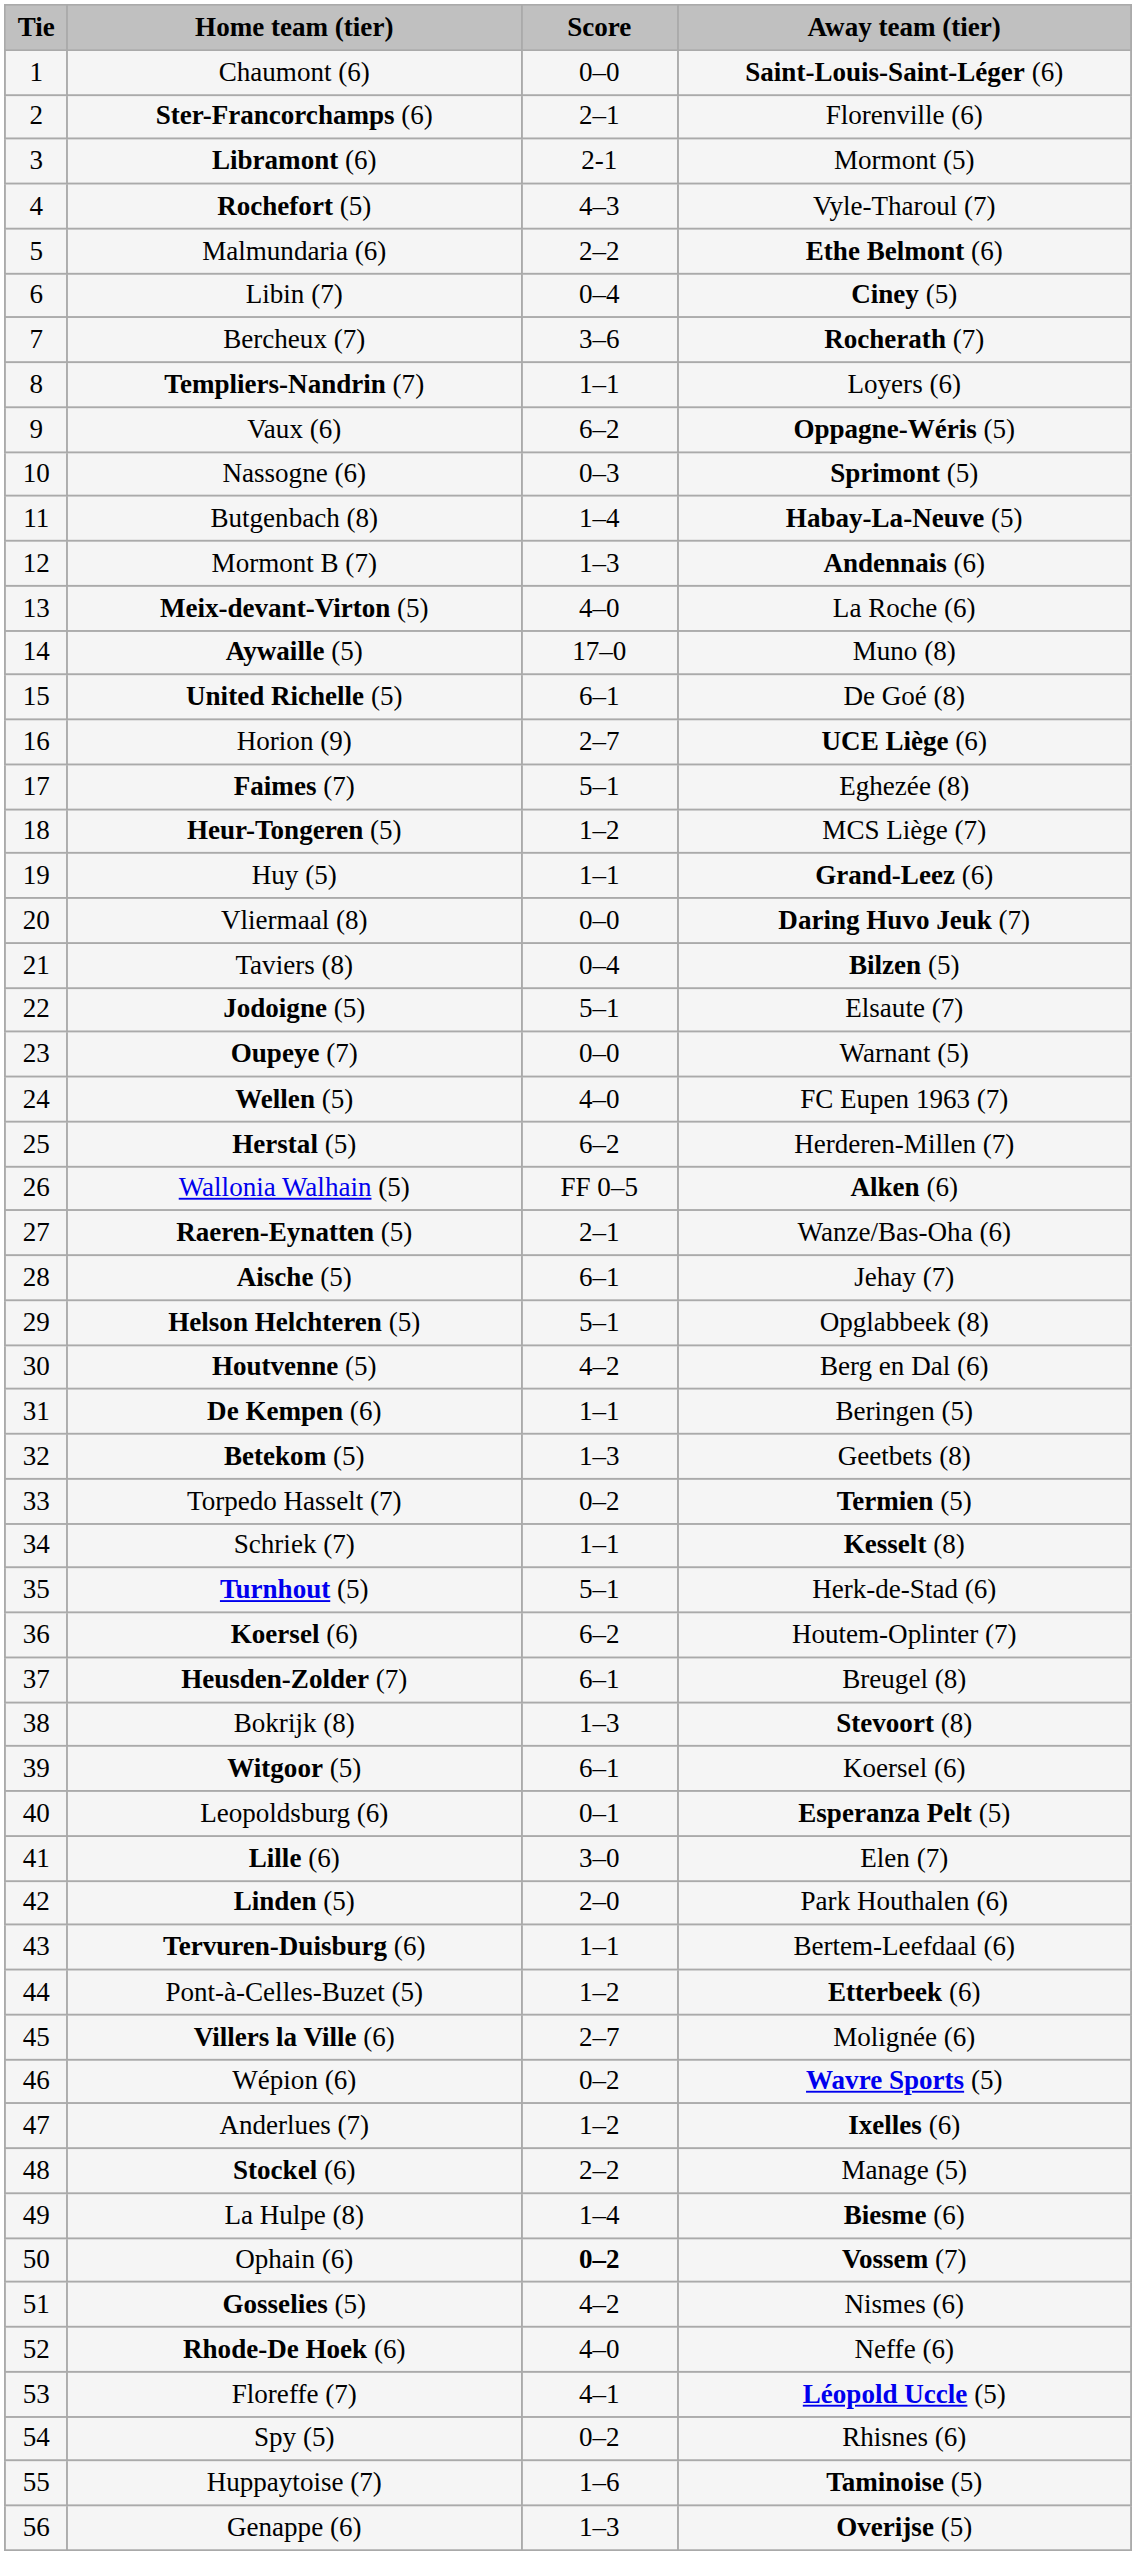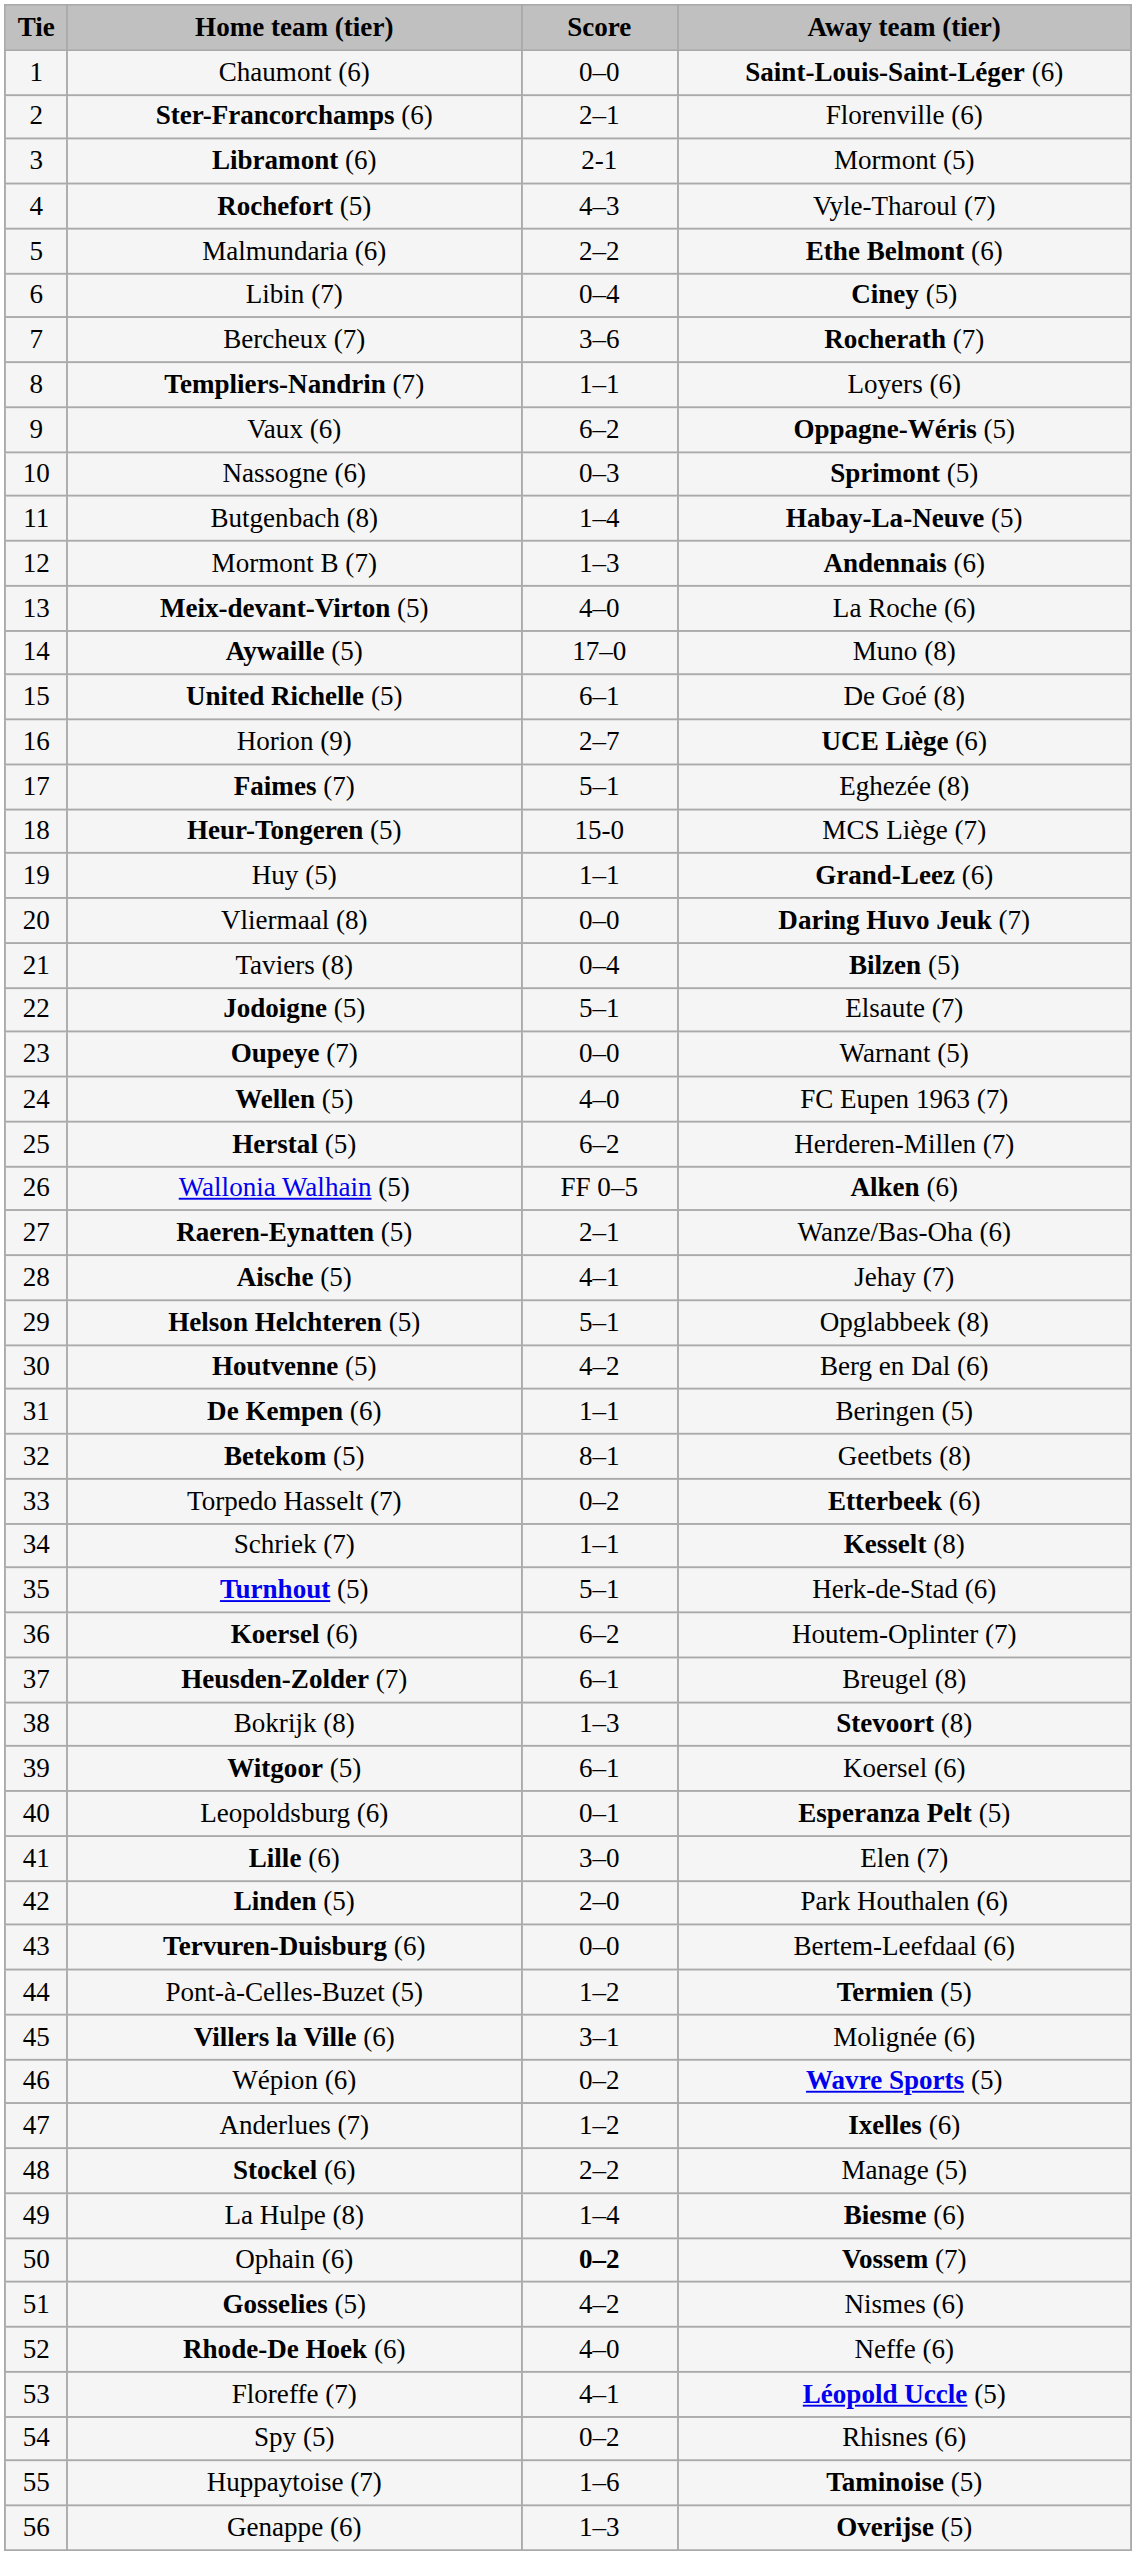(599, 830) 1–2 -> (599, 830) 15-0
(599, 1277) 6–1 -> (599, 1277) 4–1
(599, 1456) 1–3 -> (599, 1456) 8–1
(904, 1500) Termien (5) -> (904, 1500) Etterbeek (6)
(599, 1947) 1–1 -> (599, 1947) 0–0
(904, 1991) Etterbeek (6) -> (904, 1991) Termien (5)
(599, 2036) 2–7 -> (599, 2036) 3–1
